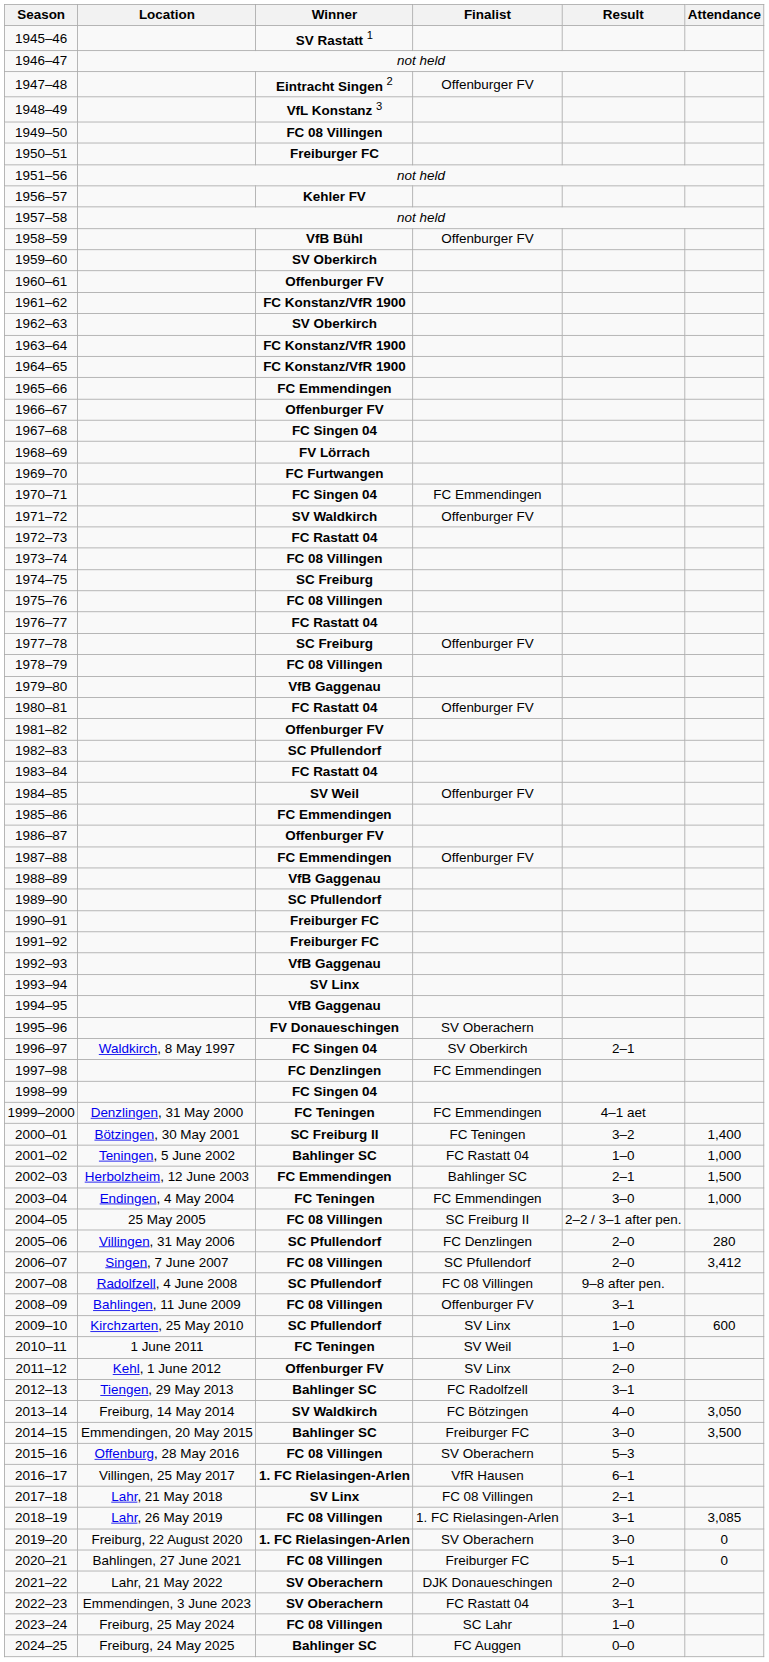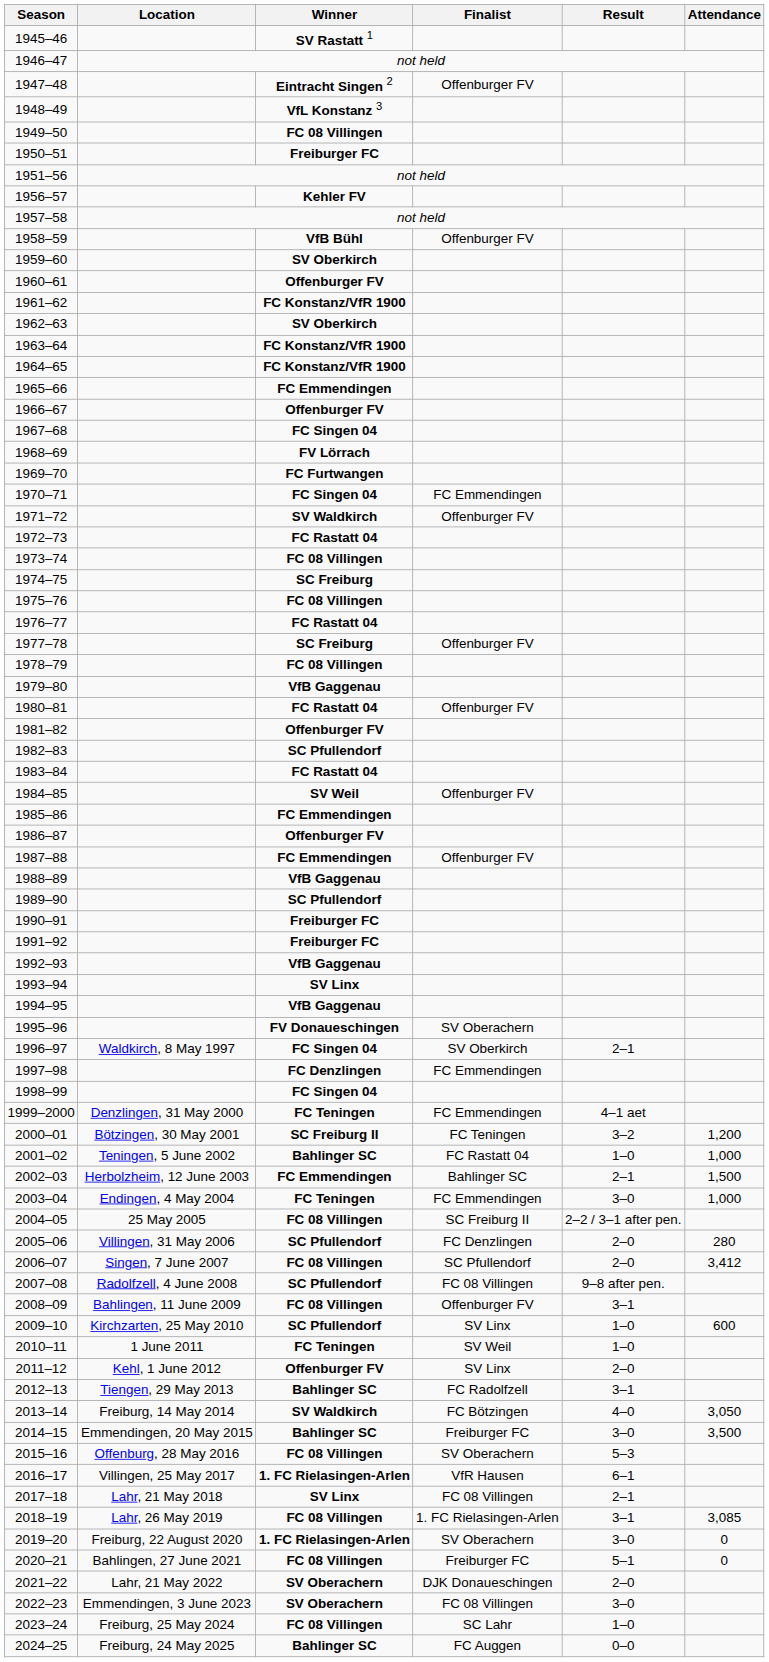(724, 1134) 1,400 -> (724, 1134) 1,200
(487, 1603) FC Rastatt 04 -> (487, 1603) FC 08 Villingen
(623, 1603) 3–1 -> (623, 1603) 3–0
